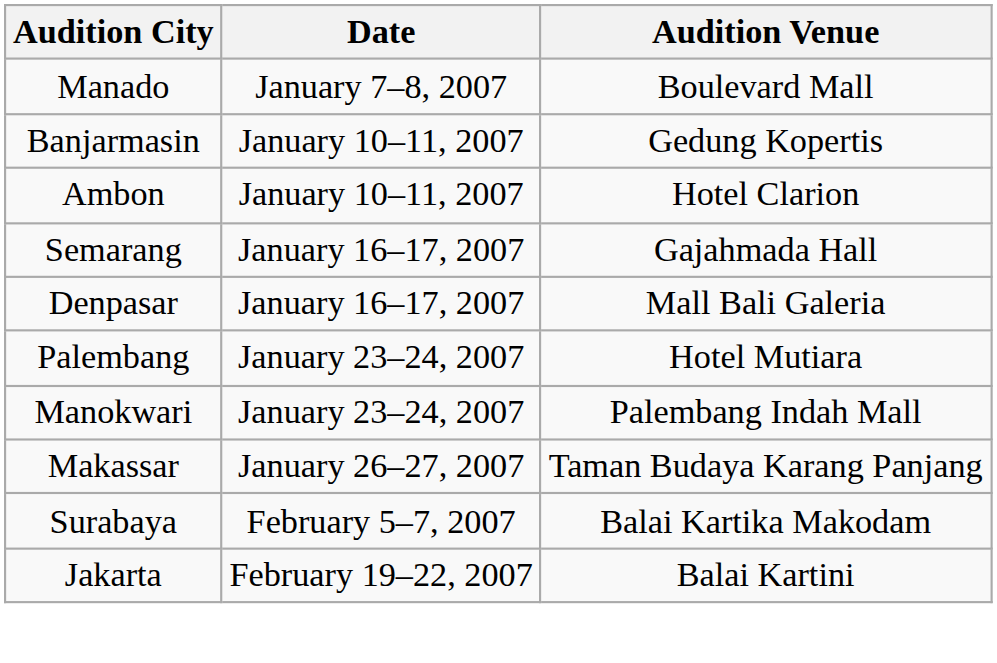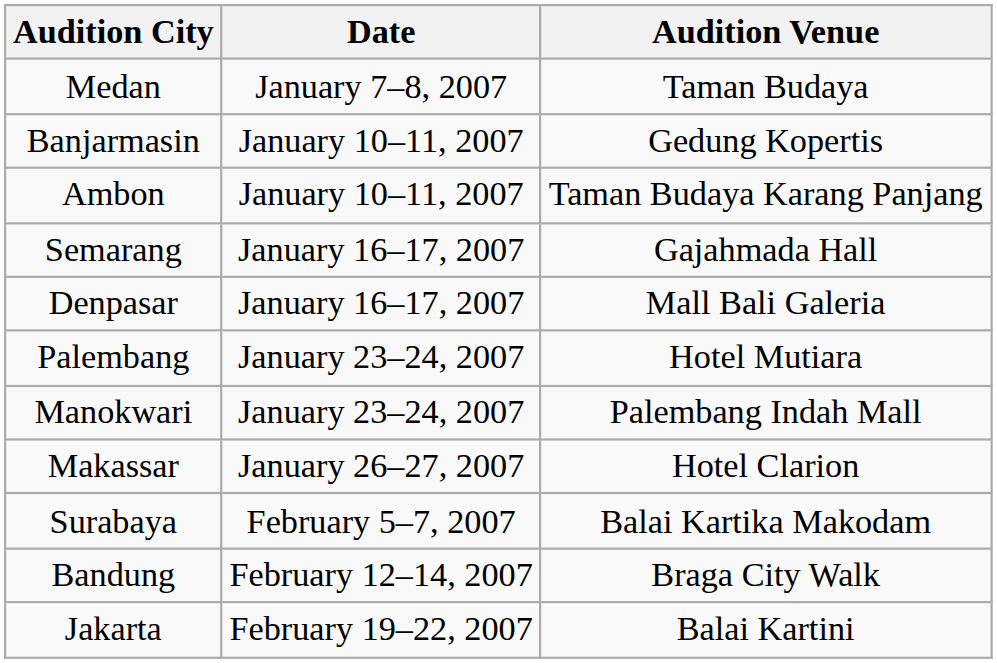+ row: (113, 85)
- row: (113, 85)
(766, 194) Hotel Clarion -> (766, 194) Taman Budaya Karang Panjang
(766, 466) Taman Budaya Karang Panjang -> (766, 466) Hotel Clarion
+ row: (113, 574)
